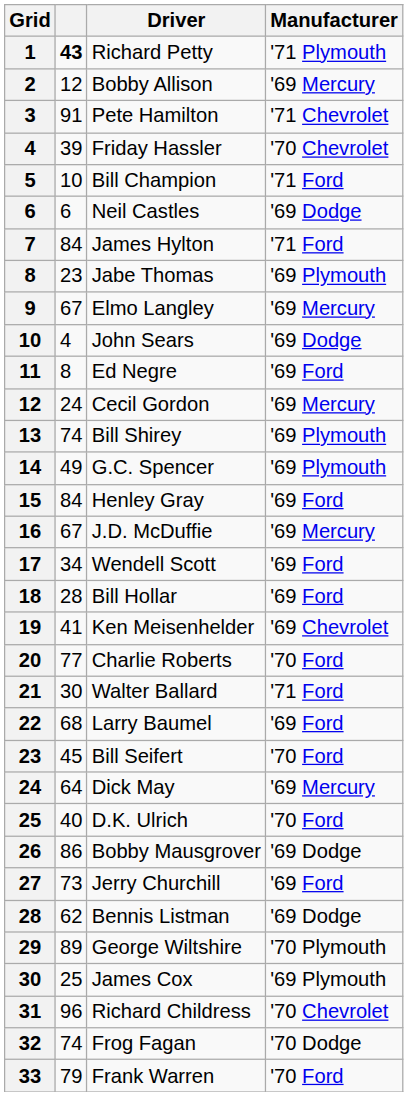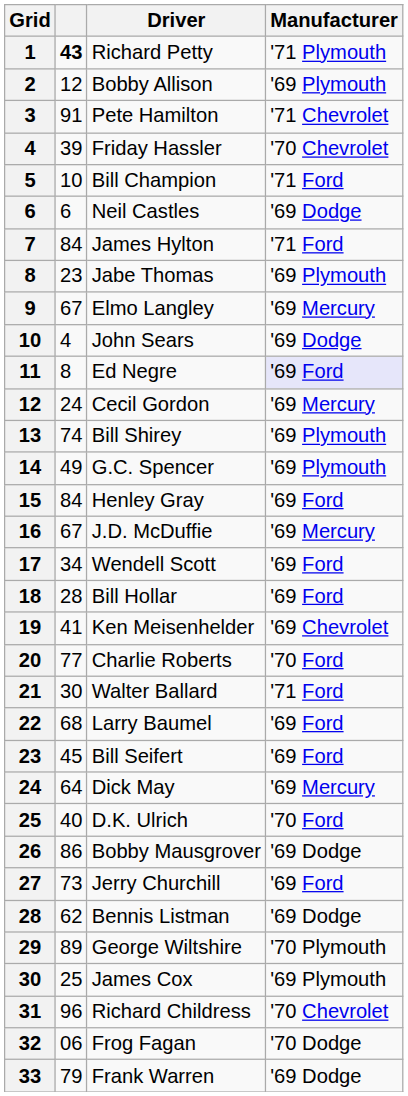(323, 84) '69 Mercury -> (328, 84) '69 Plymouth
(307, 372) no background -> (307, 372) lavender background
(307, 755) '70 Ford -> (307, 755) '69 Ford
(71, 1043) 74 -> (71, 1043) 06
(307, 1075) '70 Ford -> (316, 1075) '69 Dodge
